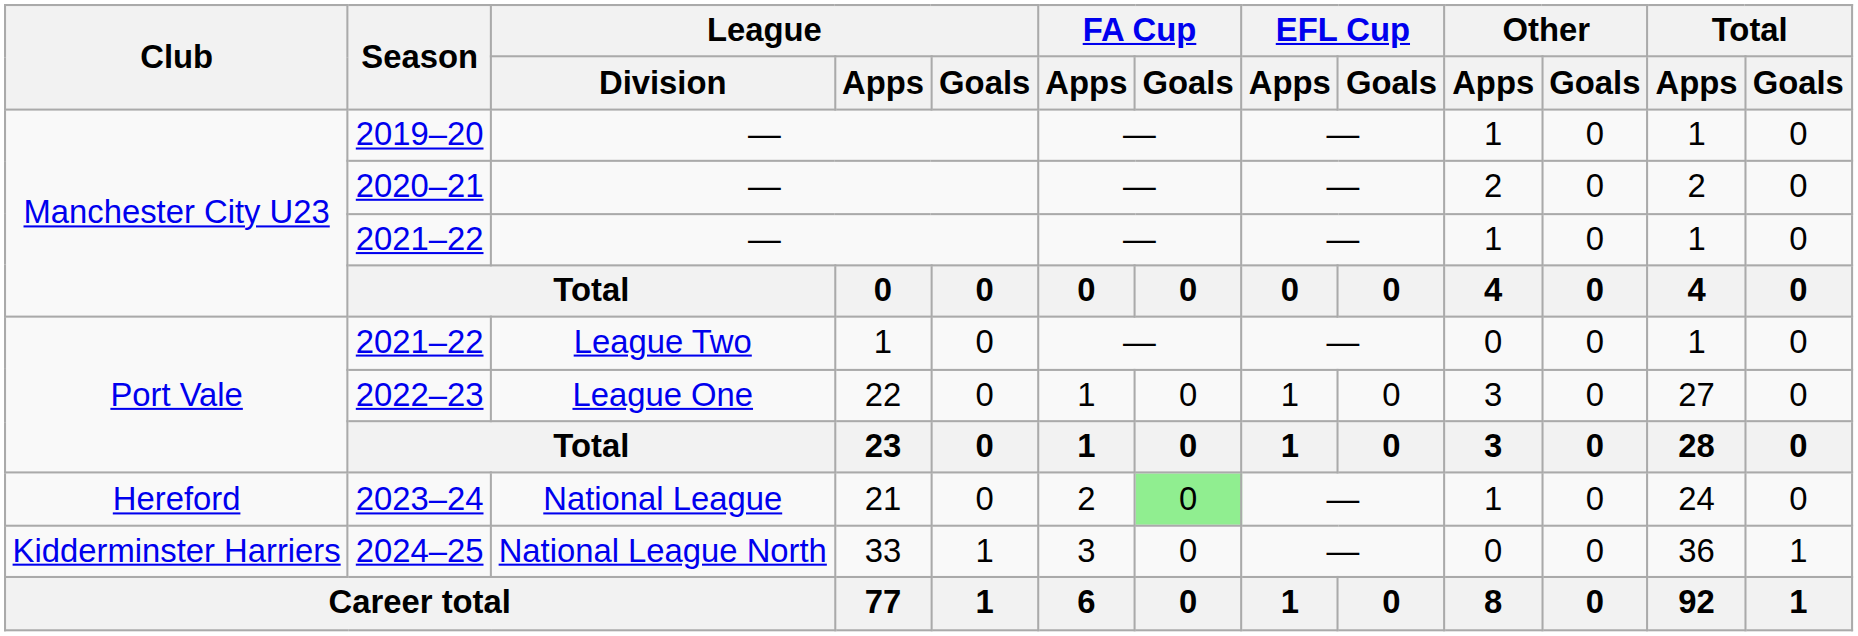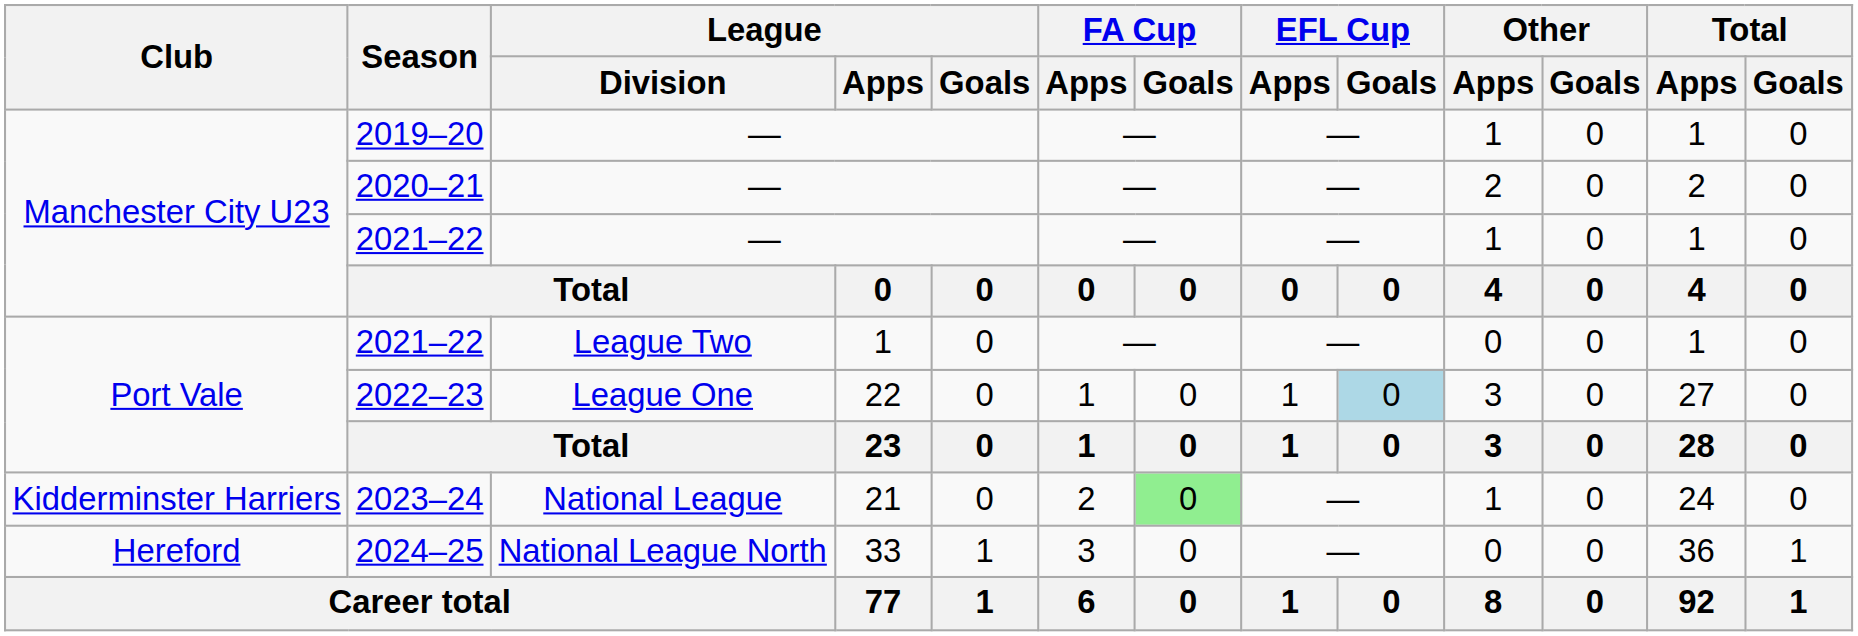(1391, 394) no background -> (1391, 394) lightblue background
(177, 498) Hereford -> (177, 498) Kidderminster Harriers
(177, 550) Kidderminster Harriers -> (177, 550) Hereford
